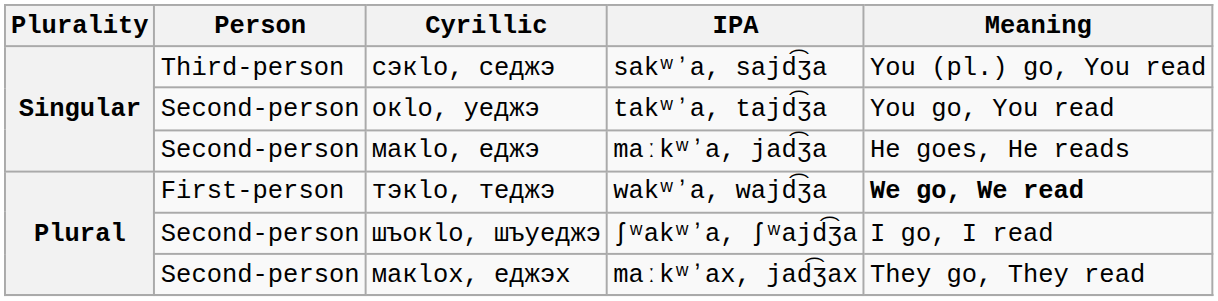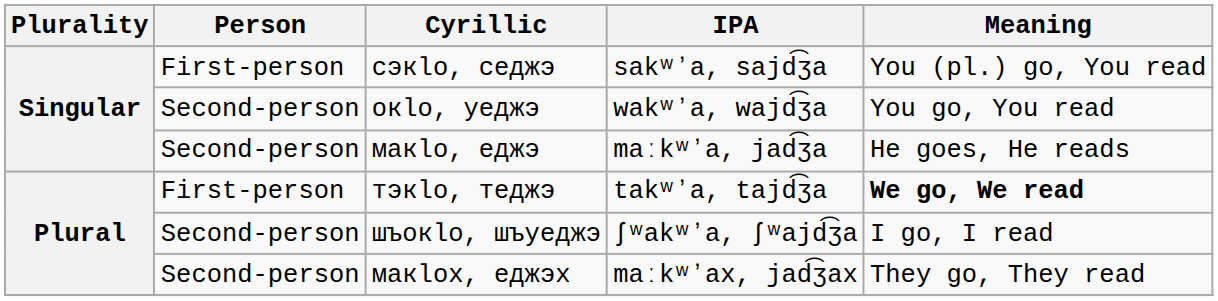(253, 67) Third-person -> (253, 67) First-person
(720, 109) takʷʼa, tajd͡ʒa -> (720, 109) wakʷʼa, wajd͡ʒa
(720, 192) wakʷʼa, wajd͡ʒa -> (720, 192) takʷʼa, tajd͡ʒa
